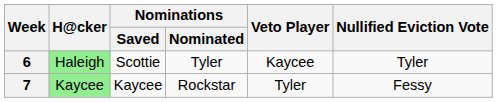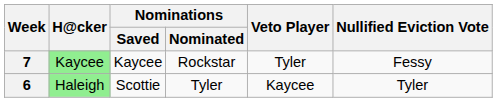rows swapped: (27, 62) <-> (27, 85)
